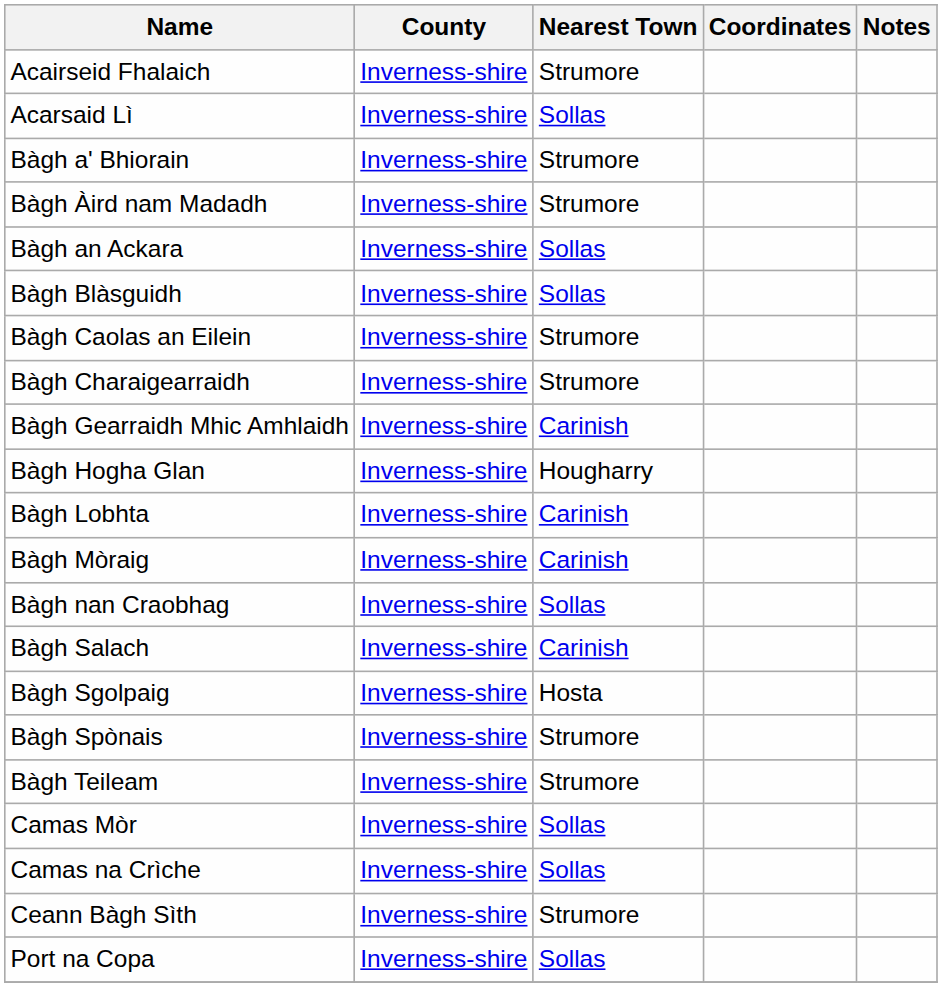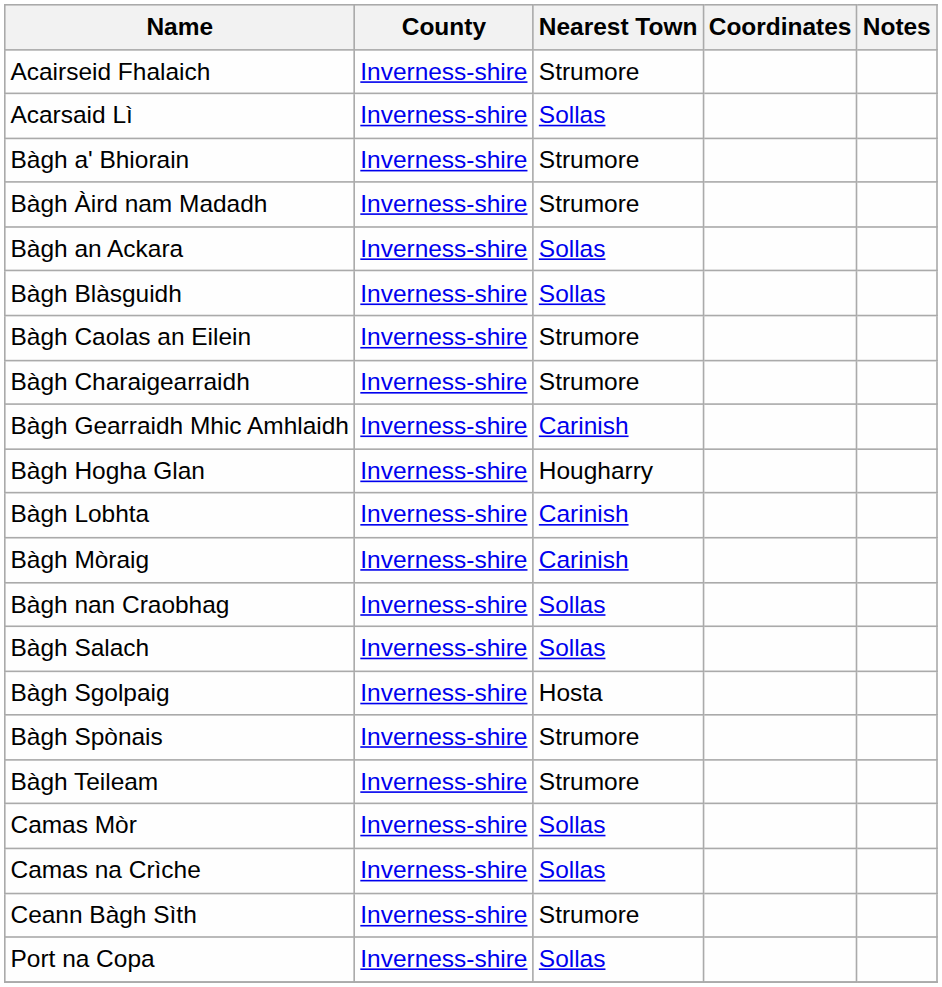(584, 648) Carinish -> (572, 648) Sollas
